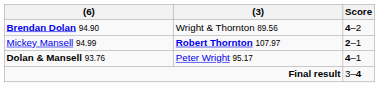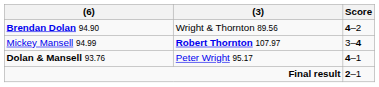(353, 43) 2–1 -> (353, 43) 3–4
(353, 74) 3–4 -> (353, 74) 2–1
